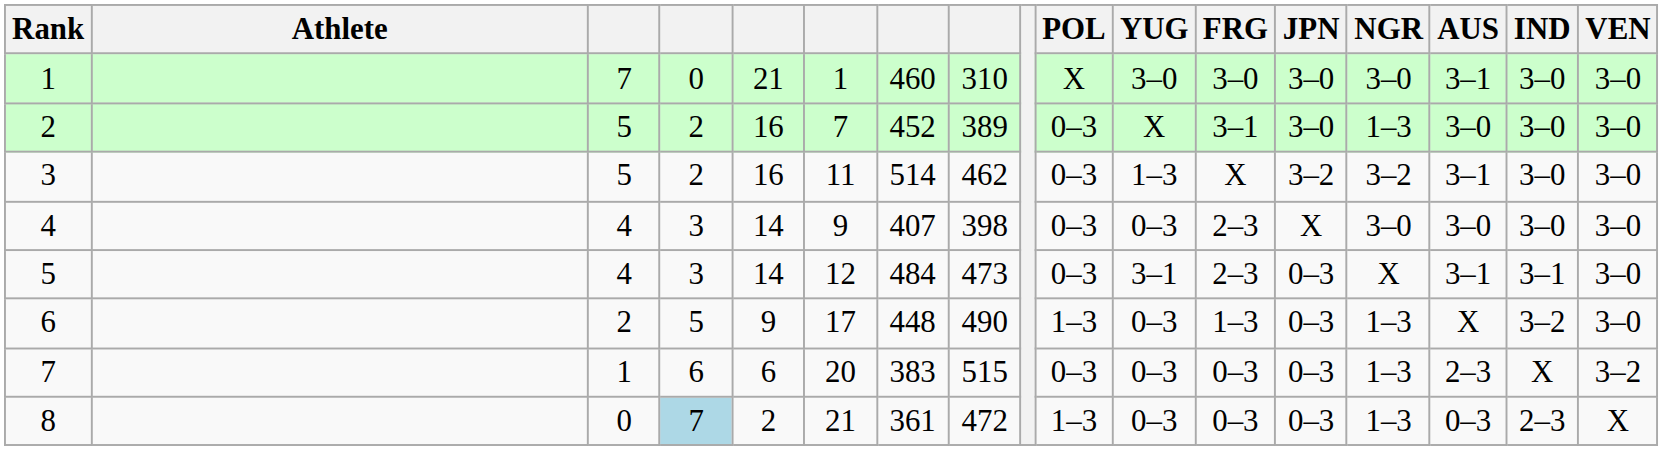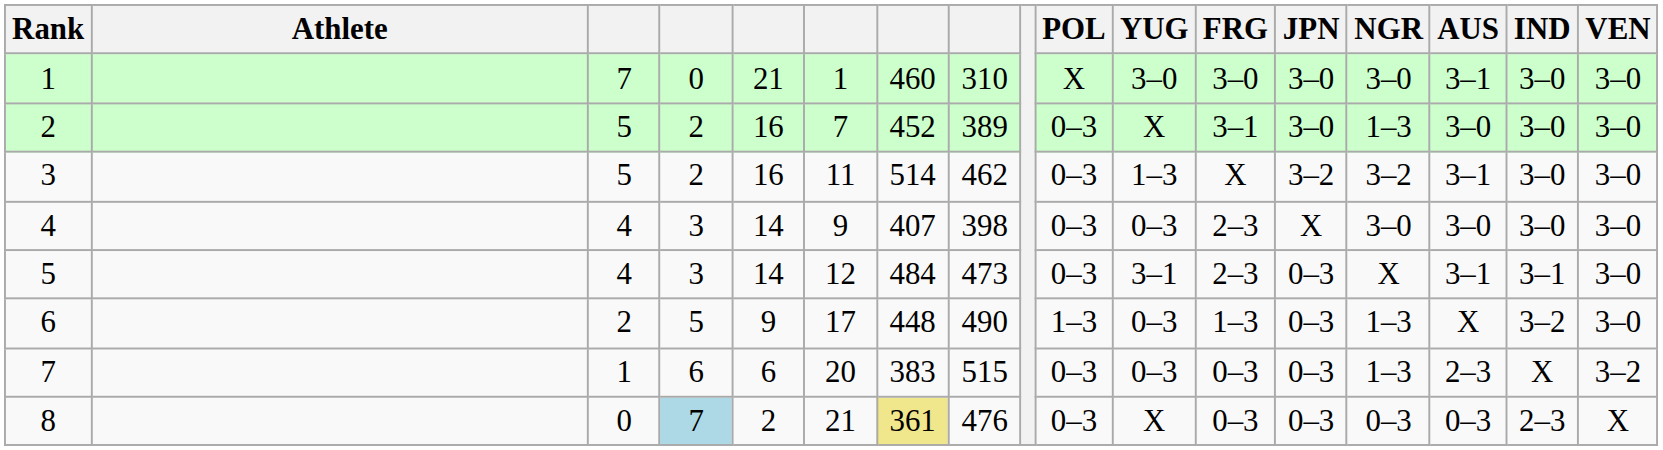(913, 420) no background -> (913, 420) khaki background
(985, 420) 472 -> (985, 420) 476
(1074, 420) 1–3 -> (1074, 420) 0–3
(1154, 420) 0–3 -> (1154, 420) X
(1389, 420) 1–3 -> (1389, 420) 0–3
